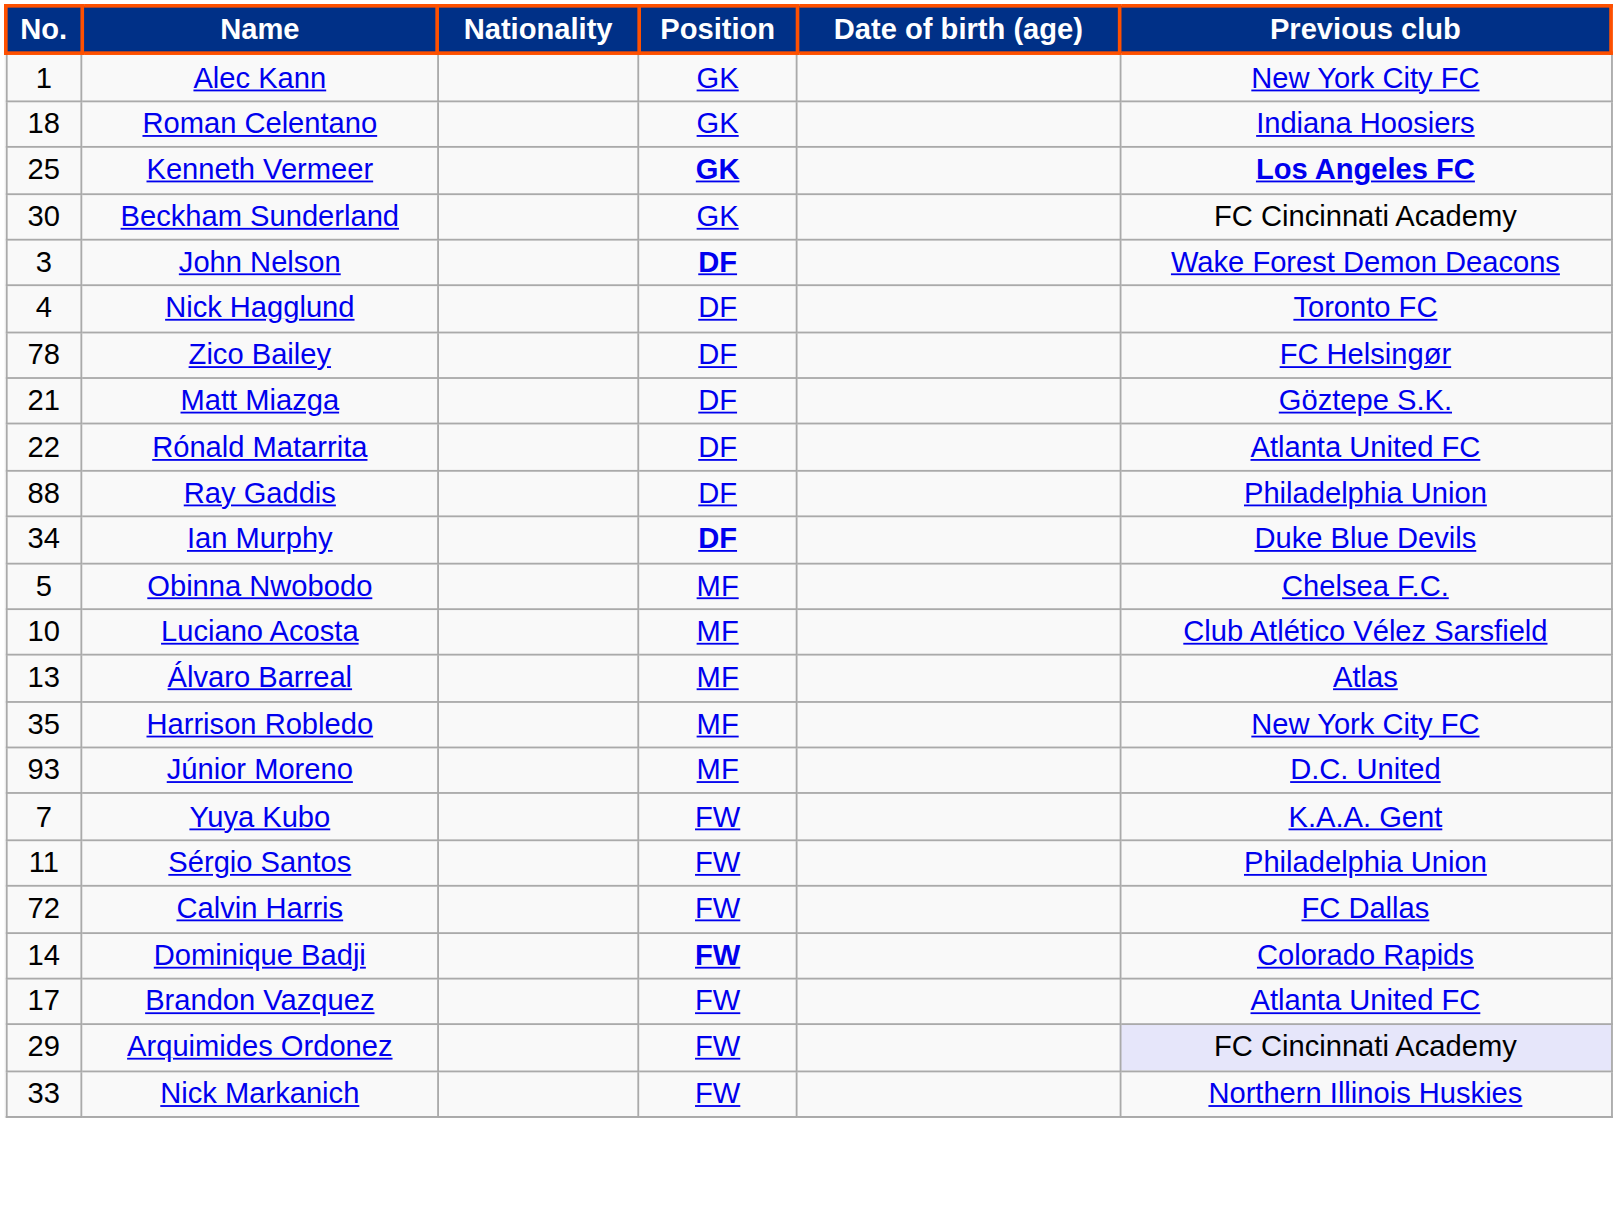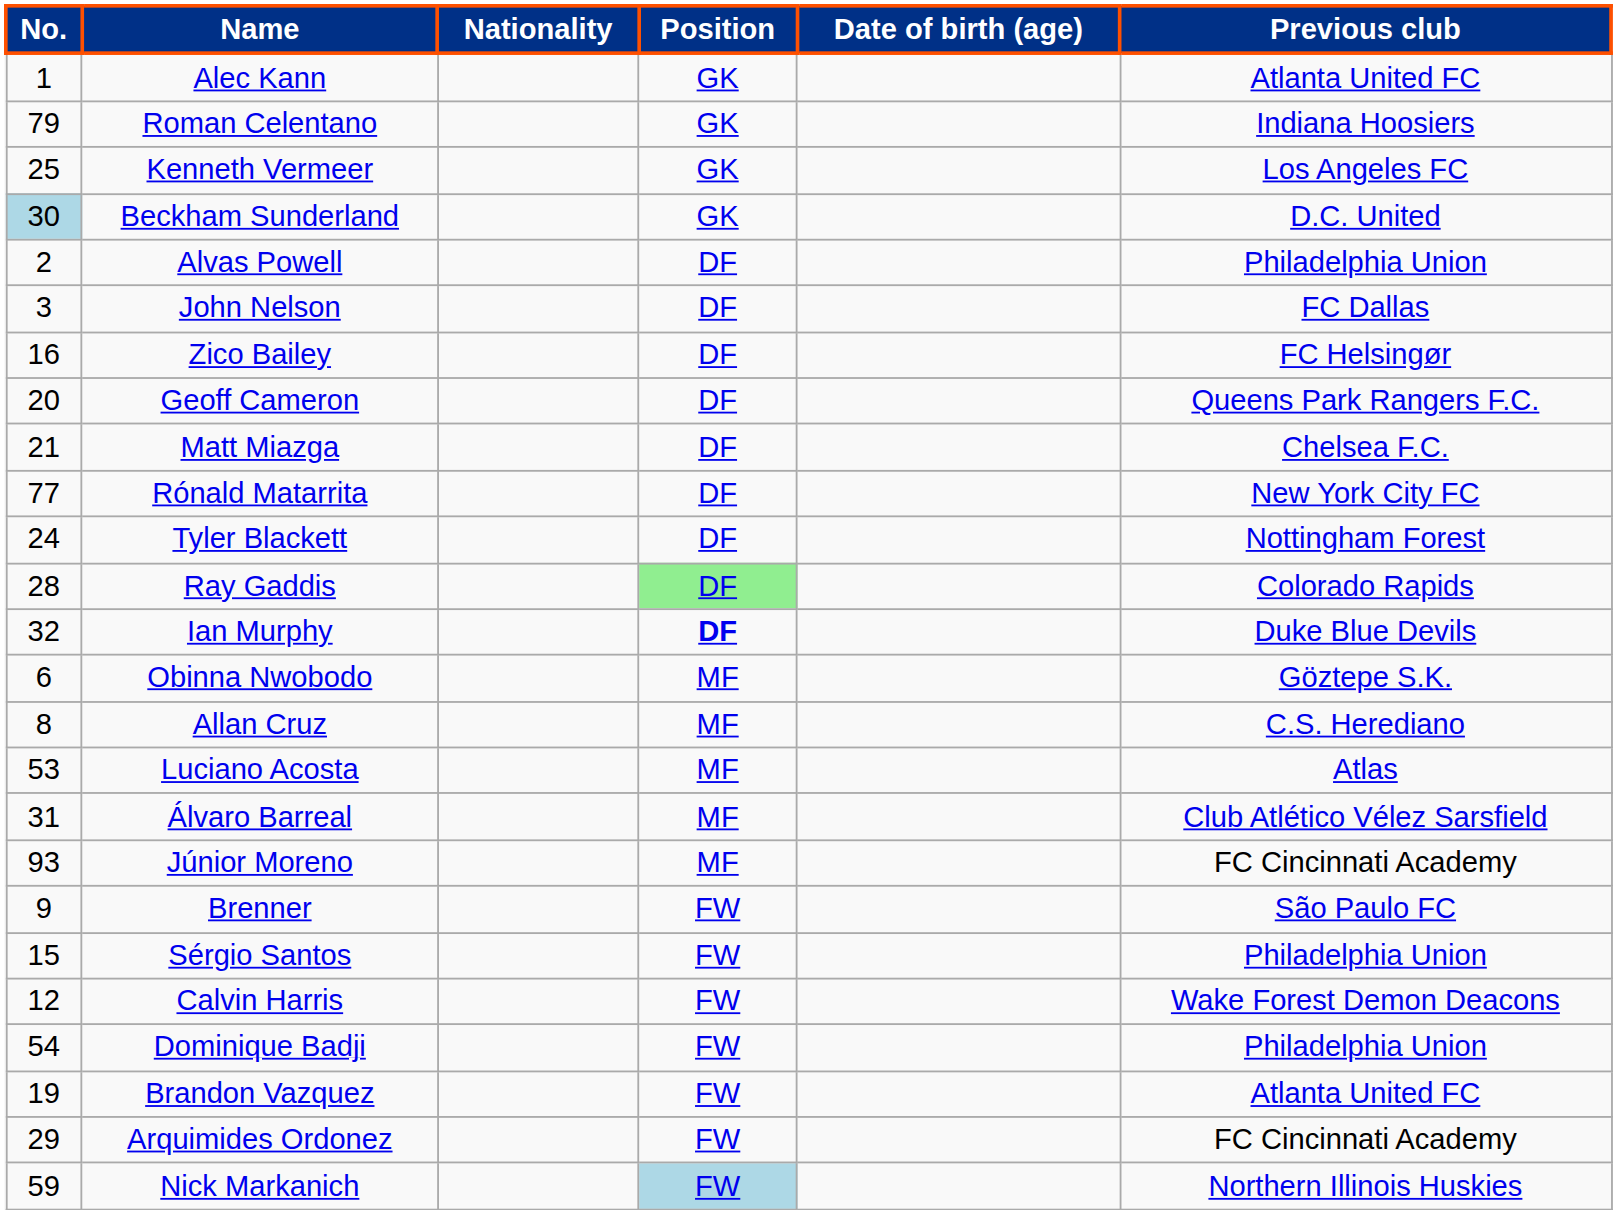(1365, 77) New York City FC -> (1365, 77) Atlanta United FC
(44, 123) 18 -> (44, 123) 79
(718, 169) bold -> (718, 169) normal
(1365, 169) bold -> (1365, 169) normal
(44, 215) no background -> (44, 215) lightblue background
(1365, 215) FC Cincinnati Academy -> (1365, 215) D.C. United
+ row: (260, 262)
(718, 262) bold -> (718, 308) normal
(1365, 262) Wake Forest Demon Deacons -> (1365, 308) FC Dallas
- row: (260, 308)
(44, 354) 78 -> (44, 354) 16
+ row: (260, 400)
(1365, 400) Göztepe S.K. -> (1365, 446) Chelsea F.C.
(44, 446) 22 -> (44, 493) 77
(1365, 446) Atlanta United FC -> (1365, 493) New York City FC
+ row: (260, 539)
(44, 493) 88 -> (44, 585) 28
(718, 493) no background -> (718, 585) lightgreen background
(1365, 493) Philadelphia Union -> (1365, 585) Colorado Rapids
(44, 539) 34 -> (44, 631) 32
(44, 585) 5 -> (44, 677) 6
(1365, 585) Chelsea F.C. -> (1365, 677) Göztepe S.K.
+ row: (260, 723)
(44, 631) 10 -> (44, 770) 53
(1365, 631) Club Atlético Vélez Sarsfield -> (1365, 770) Atlas
(44, 677) 13 -> (44, 816) 31
(1365, 677) Atlas -> (1365, 816) Club Atlético Vélez Sarsfield
- row: (260, 723)
(1365, 770) D.C. United -> (1365, 862) FC Cincinnati Academy
- row: (260, 816)
+ row: (260, 908)
(44, 862) 11 -> (44, 954) 15
(44, 908) 72 -> (44, 1001) 12
(1365, 908) FC Dallas -> (1365, 1001) Wake Forest Demon Deacons
(44, 954) 14 -> (44, 1047) 54
(718, 954) bold -> (718, 1047) normal
(1365, 954) Colorado Rapids -> (1365, 1047) Philadelphia Union
(44, 1001) 17 -> (44, 1093) 19
(1365, 1047) lavender background -> (1365, 1139) no background
(44, 1093) 33 -> (44, 1185) 59
(718, 1093) no background -> (718, 1185) lightblue background
